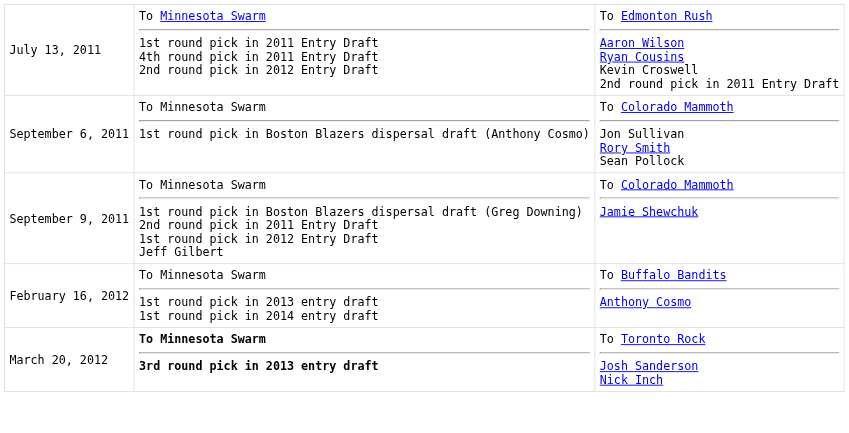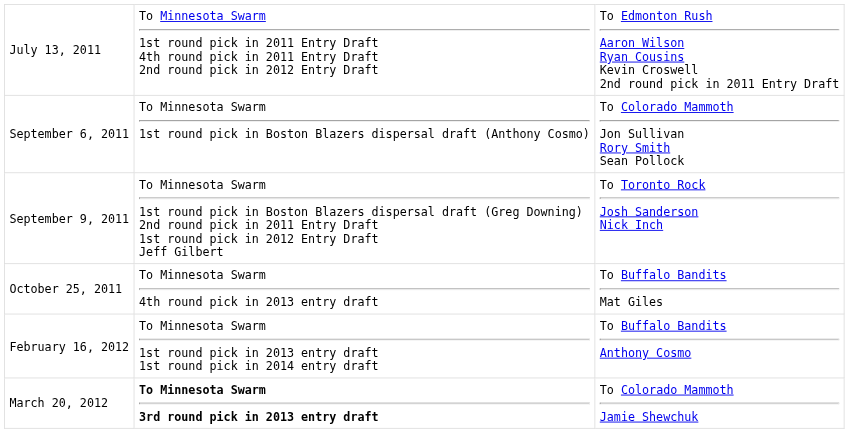(720, 198) To Colorado Mammoth Jamie Shewchuk -> (720, 205) To Toronto Rock Josh Sanderson Nick Inch
+ row: (66, 289)
(720, 360) To Toronto Rock Josh Sanderson Nick Inch -> (720, 403) To Colorado Mammoth Jamie Shewchuk
